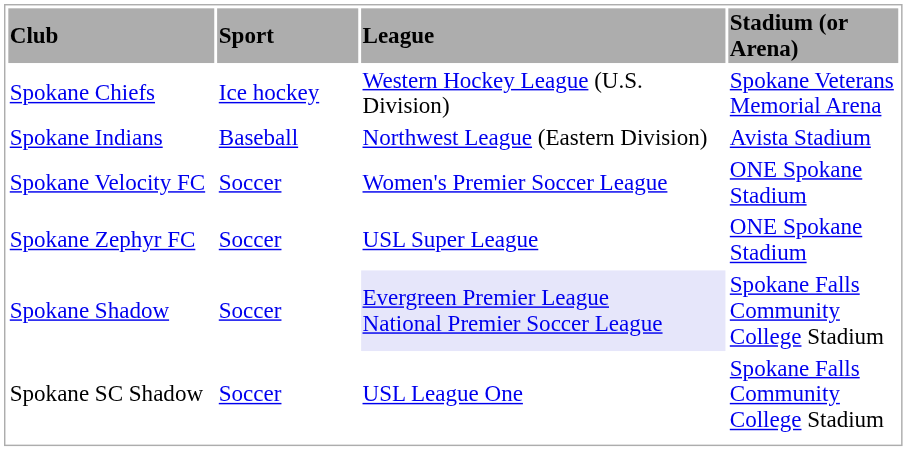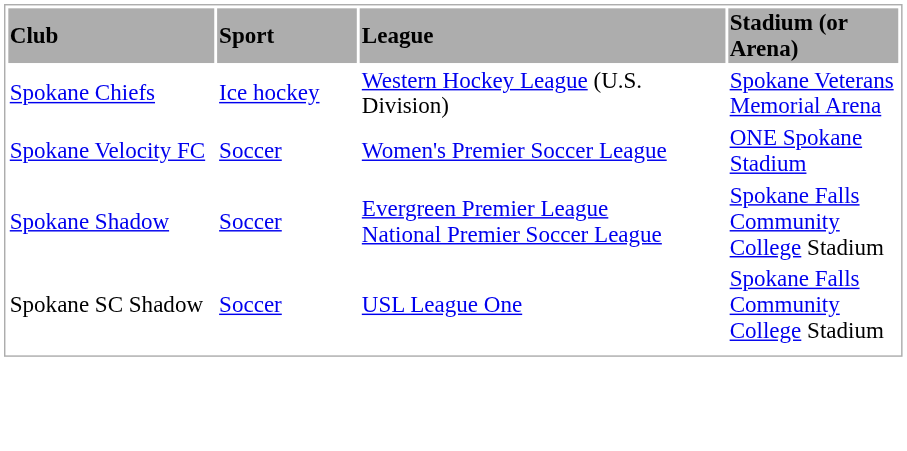- row: (86, 137)
- row: (103, 239)
(513, 310) lavender background -> (512, 221) no background
